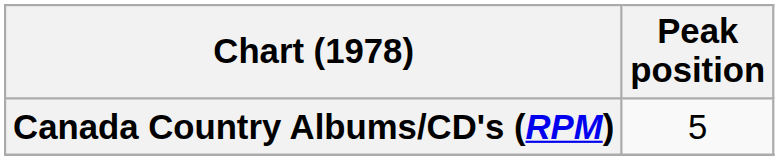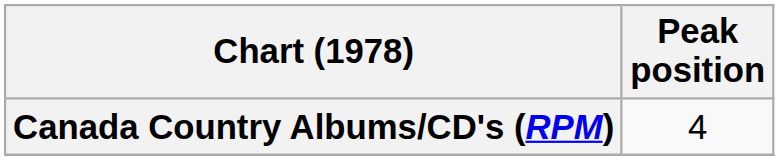(698, 126) 5 -> (698, 126) 4
